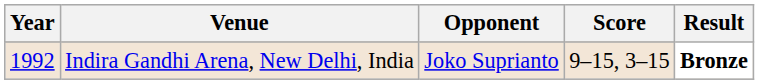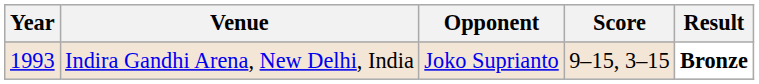(32, 60) 1992 -> (32, 60) 1993
